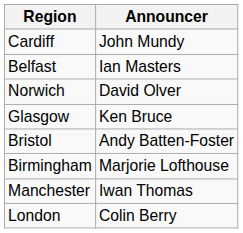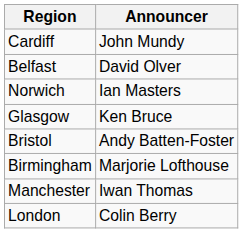(140, 66) Ian Masters -> (140, 66) David Olver
(140, 91) David Olver -> (140, 91) Ian Masters
